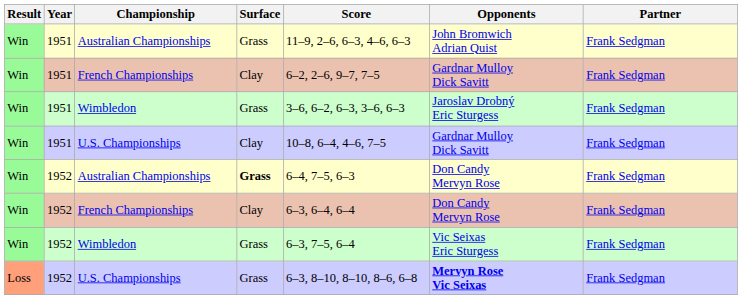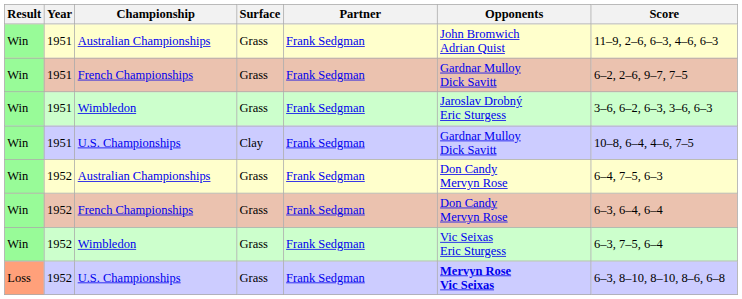columns swapped: (660, 14) <-> (356, 14)
(251, 75) Clay -> (254, 75) Grass
(255, 176) bold -> (254, 176) normal
(251, 210) Clay -> (254, 210) Grass
